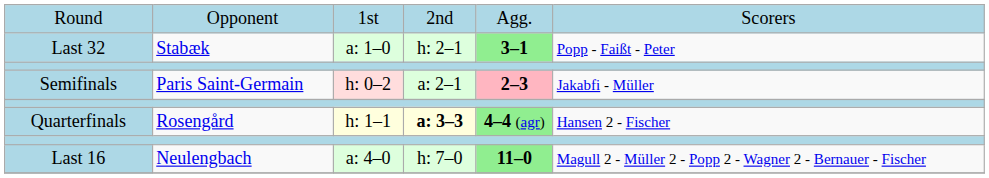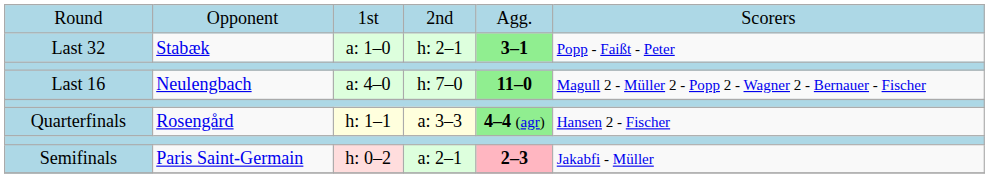rows swapped: (78, 158) <-> (78, 84)
(440, 121) bold -> (440, 121) normal
